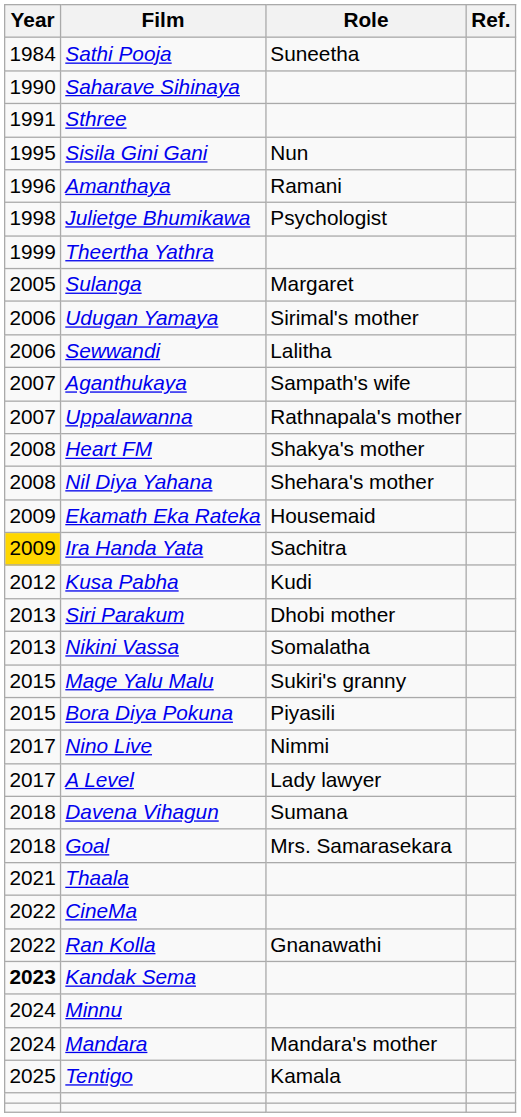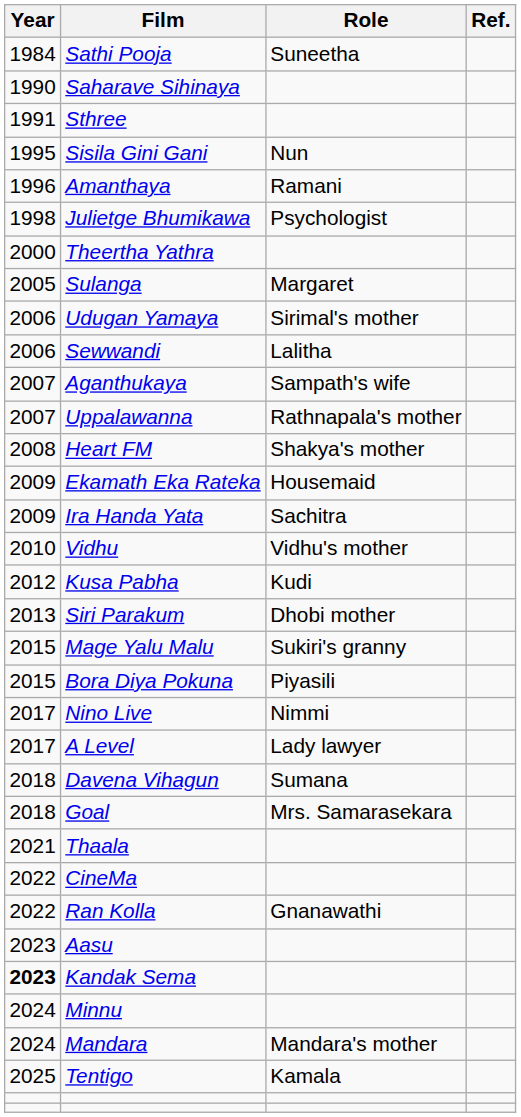(33, 251) 1999 -> (33, 251) 2000
- row: (139, 482)
(33, 548) gold background -> (33, 515) no background
+ row: (92, 548)
- row: (122, 647)
+ row: (89, 944)
